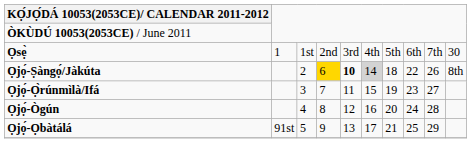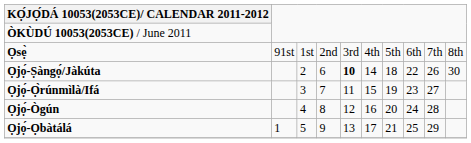(277, 52) 1 -> (284, 52) 91st
(454, 52) 30 -> (456, 52) 8th
(322, 71) gold background -> (322, 71) no background
(370, 71) lightgrey background -> (370, 71) no background
(456, 71) 8th -> (454, 71) 30
(284, 128) 91st -> (277, 128) 1
